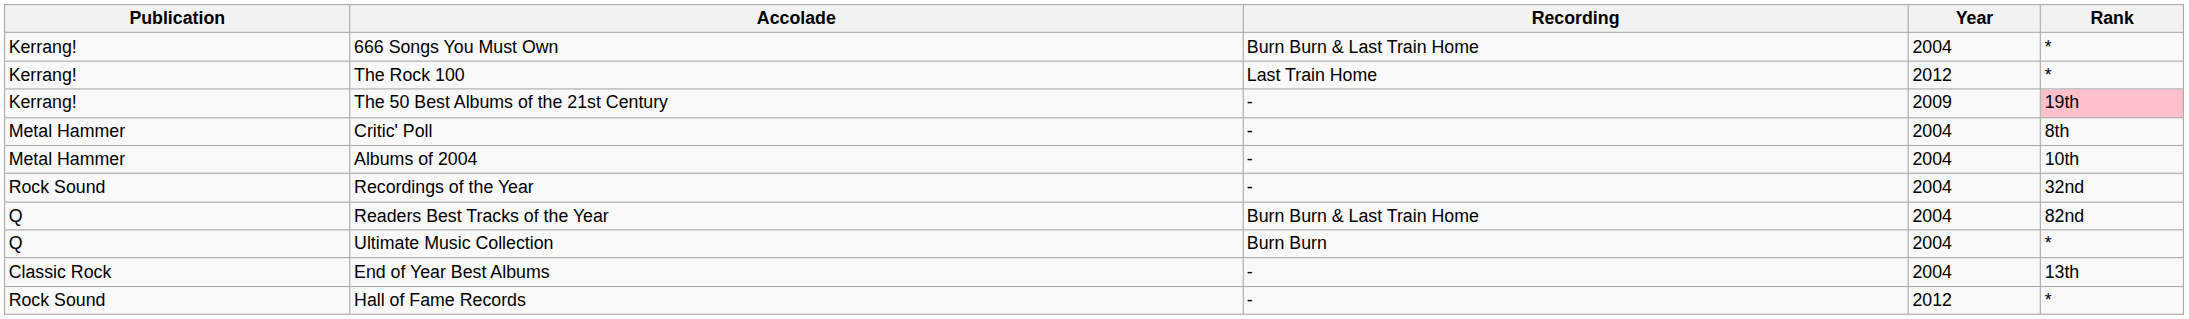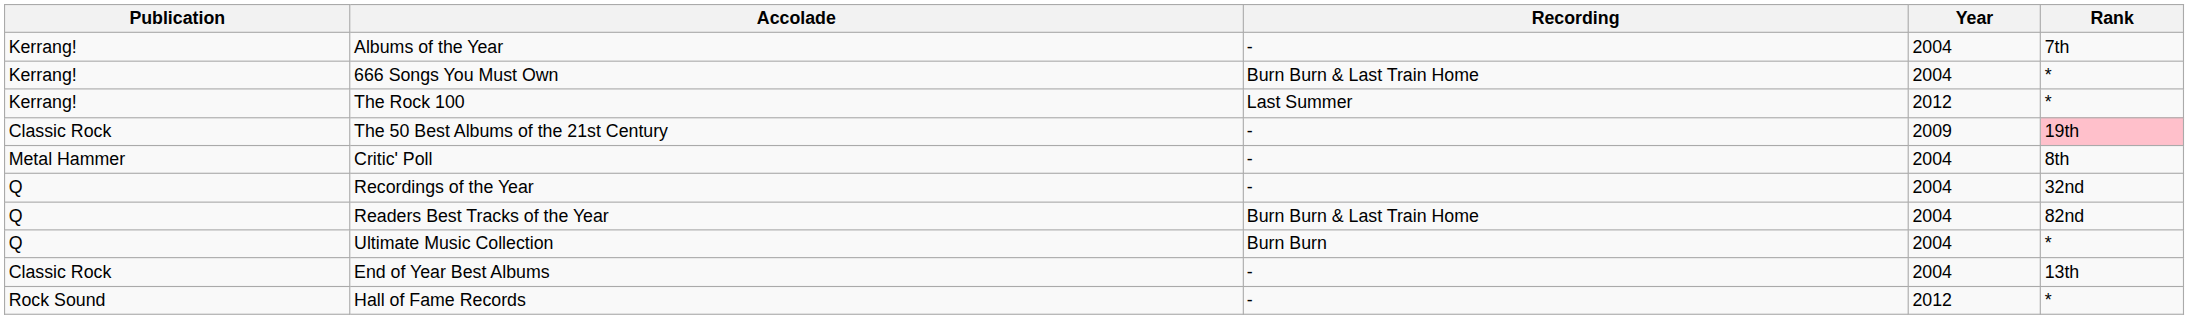+ row: (429, 46)
(1312, 74) Last Train Home -> (1300, 103) Last Summer
(43, 103) Kerrang! -> (60, 131) Classic Rock
- row: (416, 159)
(57, 187) Rock Sound -> (16, 187) Q
